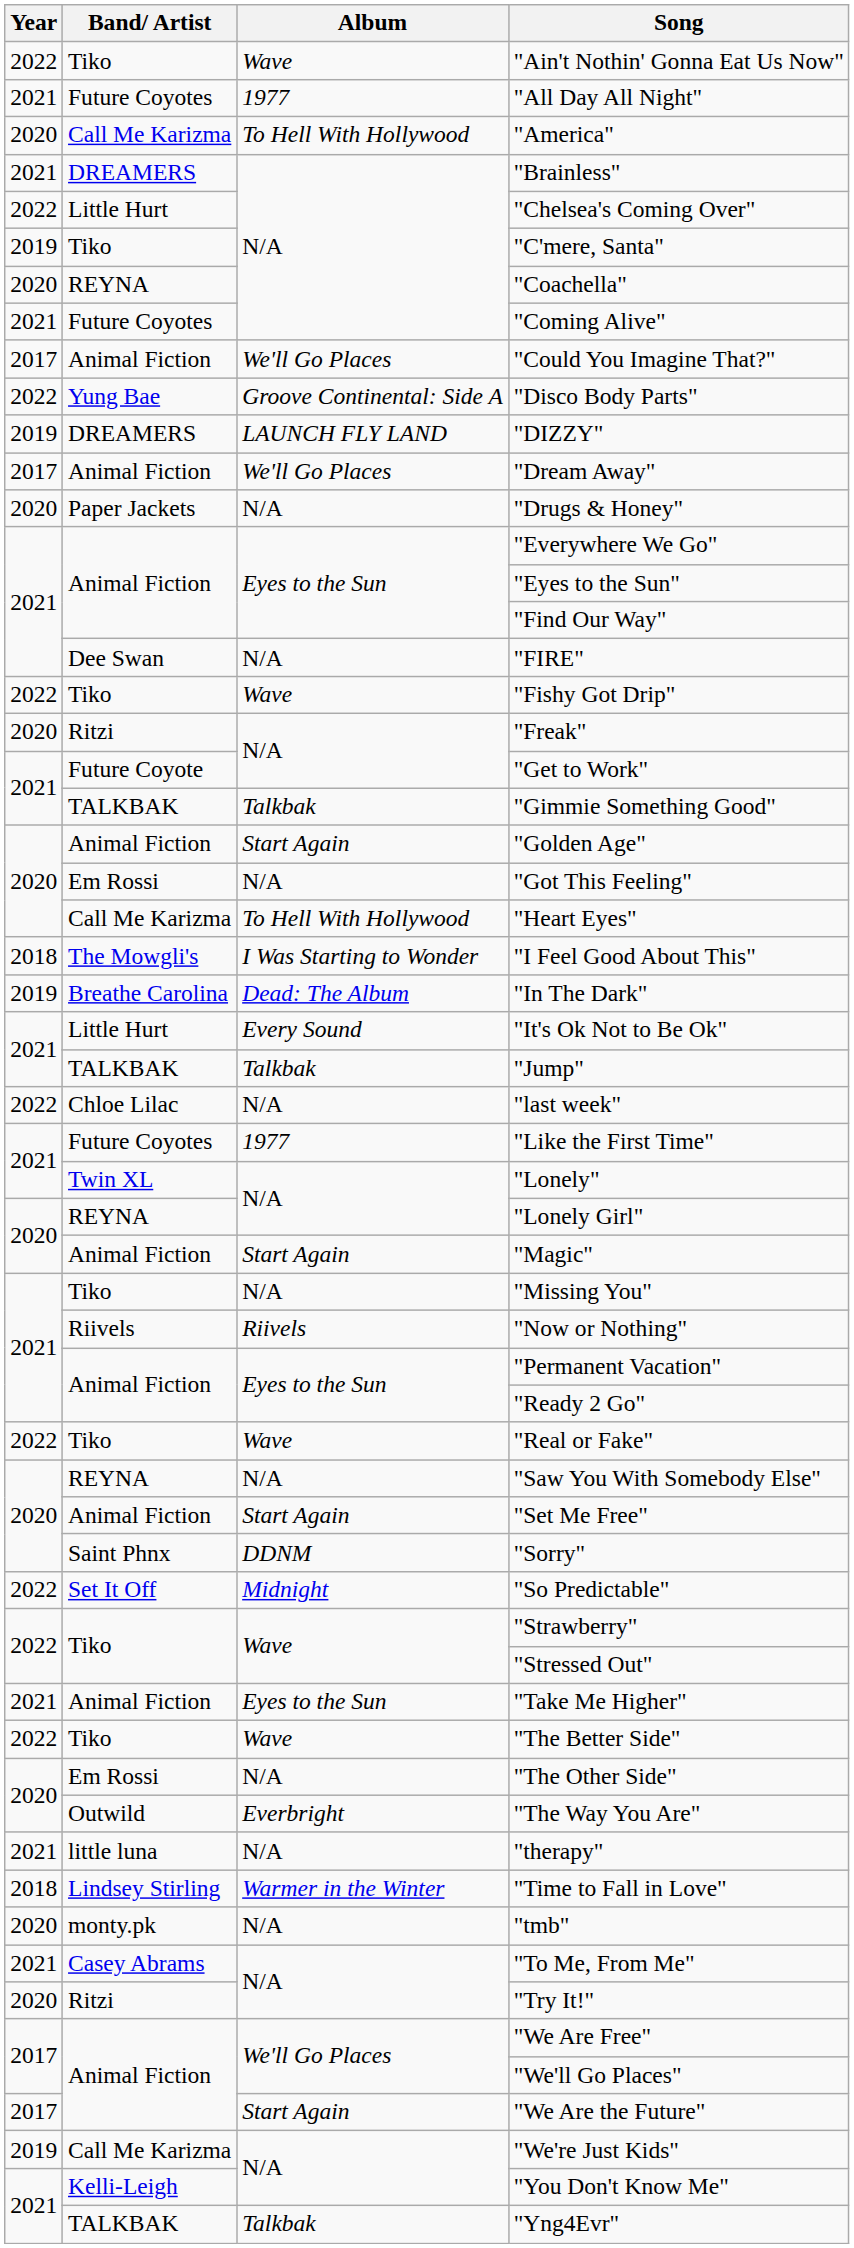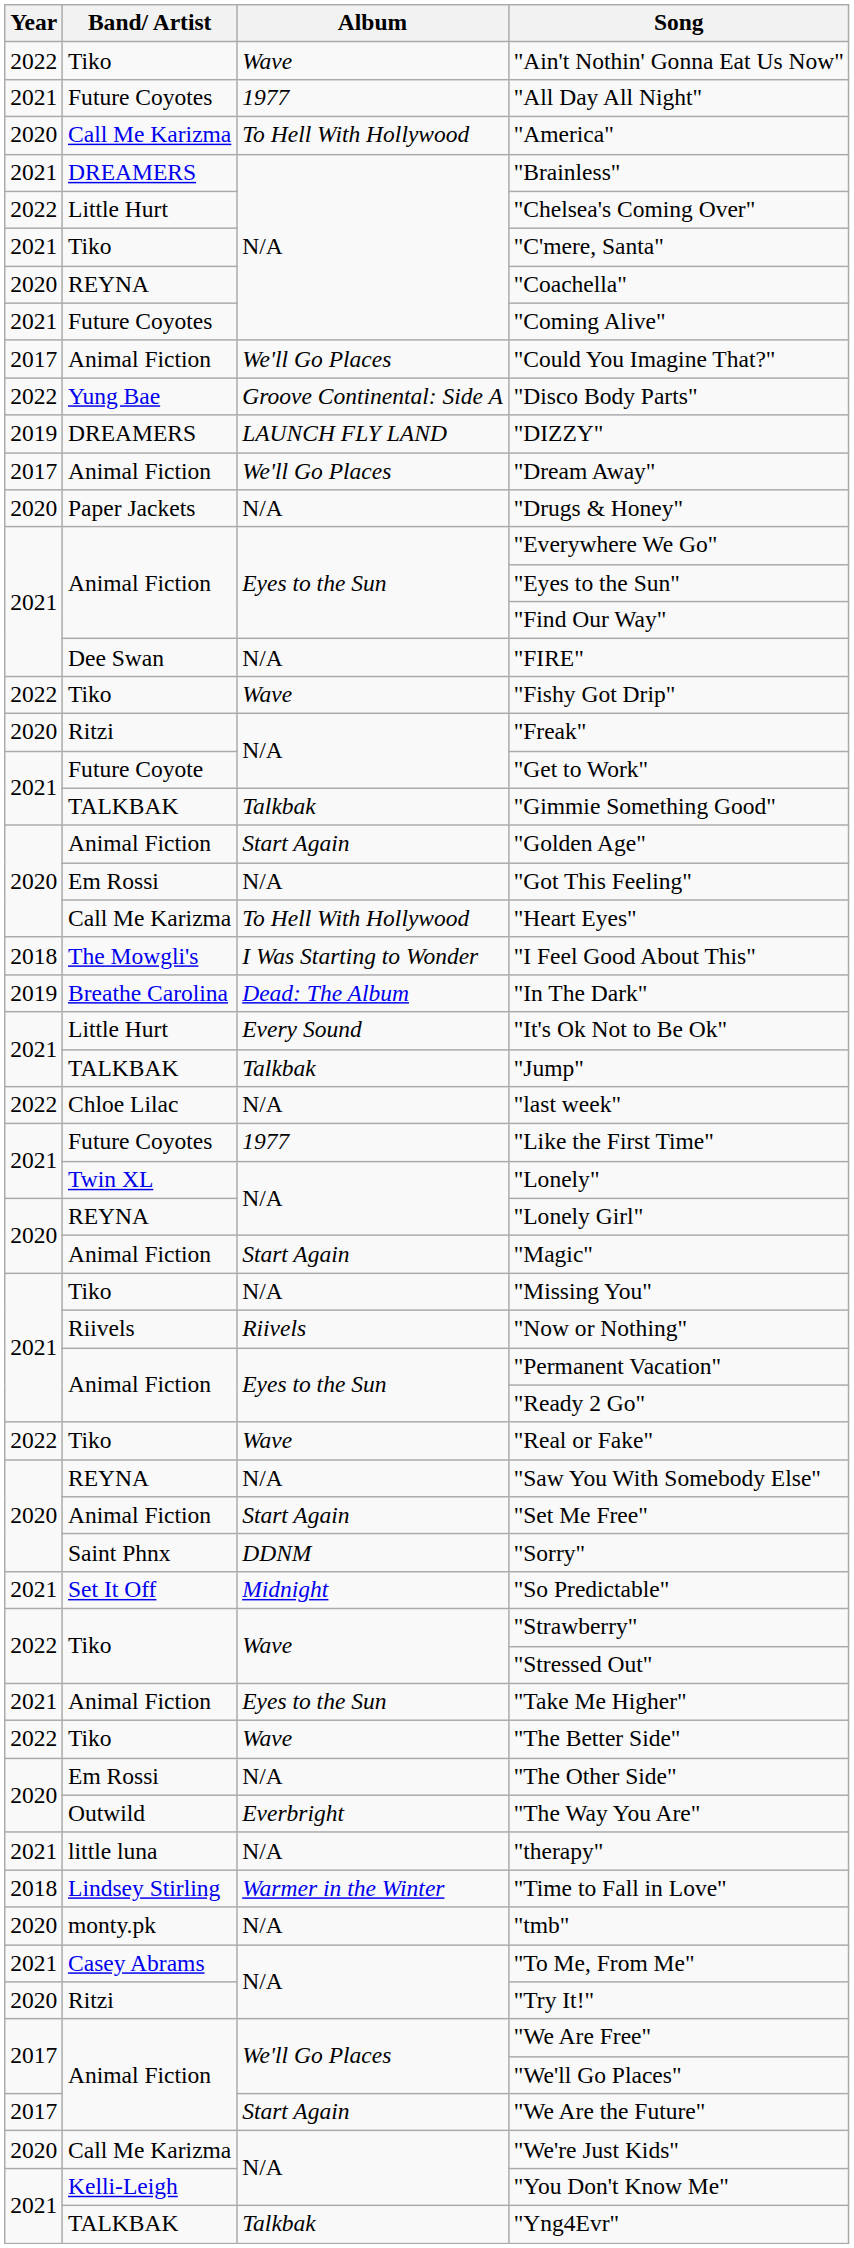(34, 246) 2019 -> (34, 246) 2021
(34, 1589) 2022 -> (34, 1589) 2021
(34, 2149) 2019 -> (34, 2149) 2020
